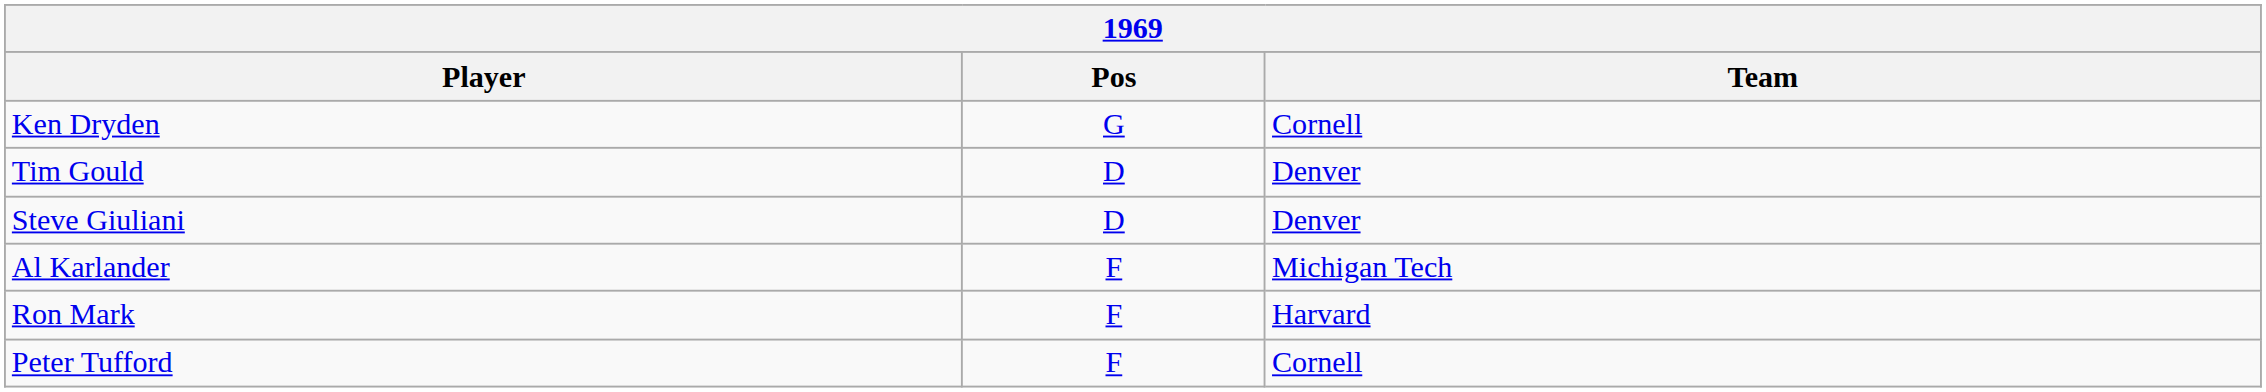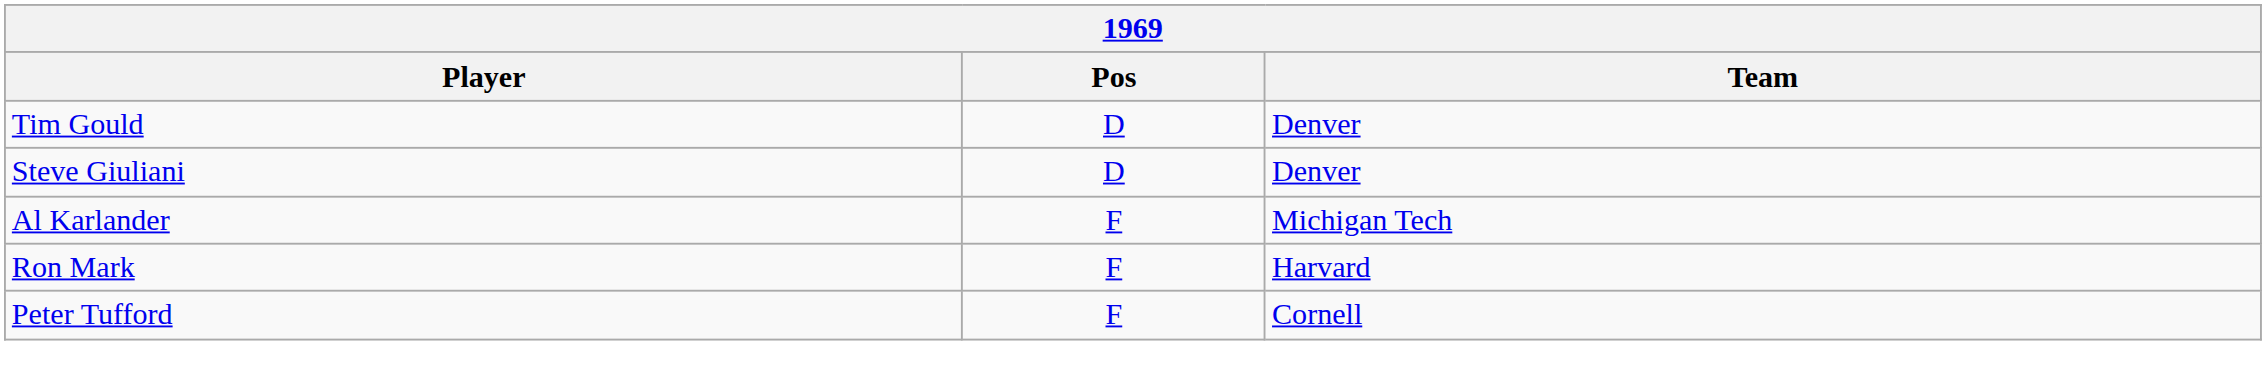- row: (86, 123)
